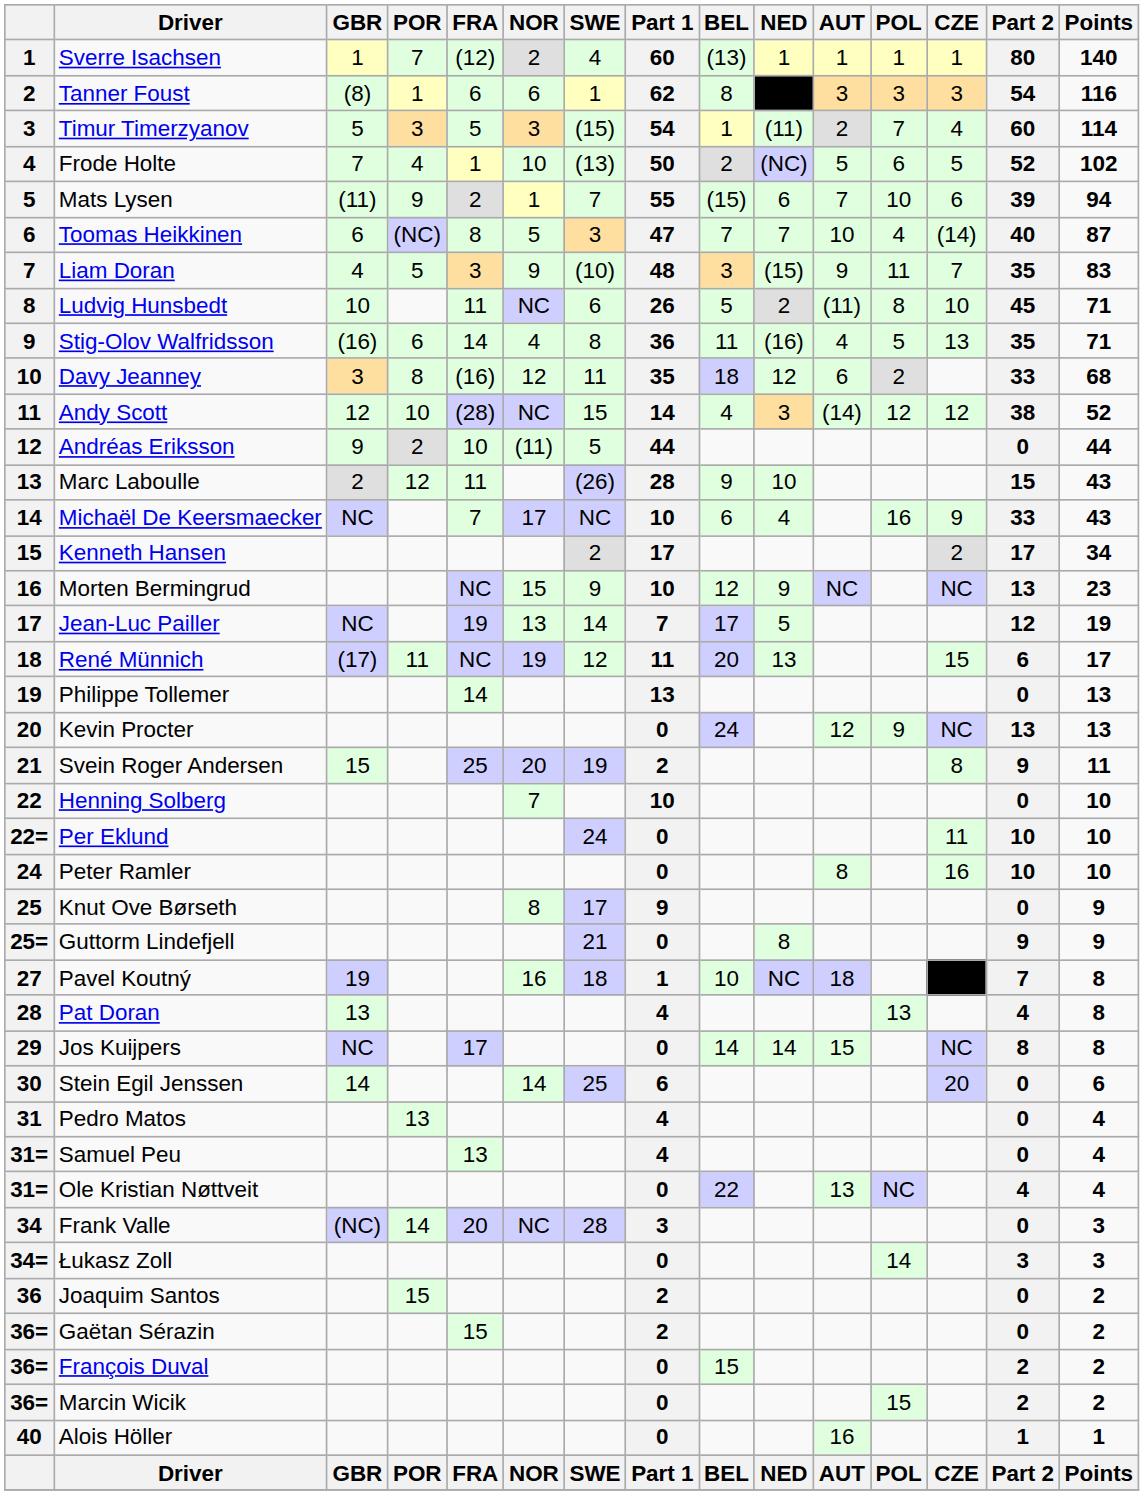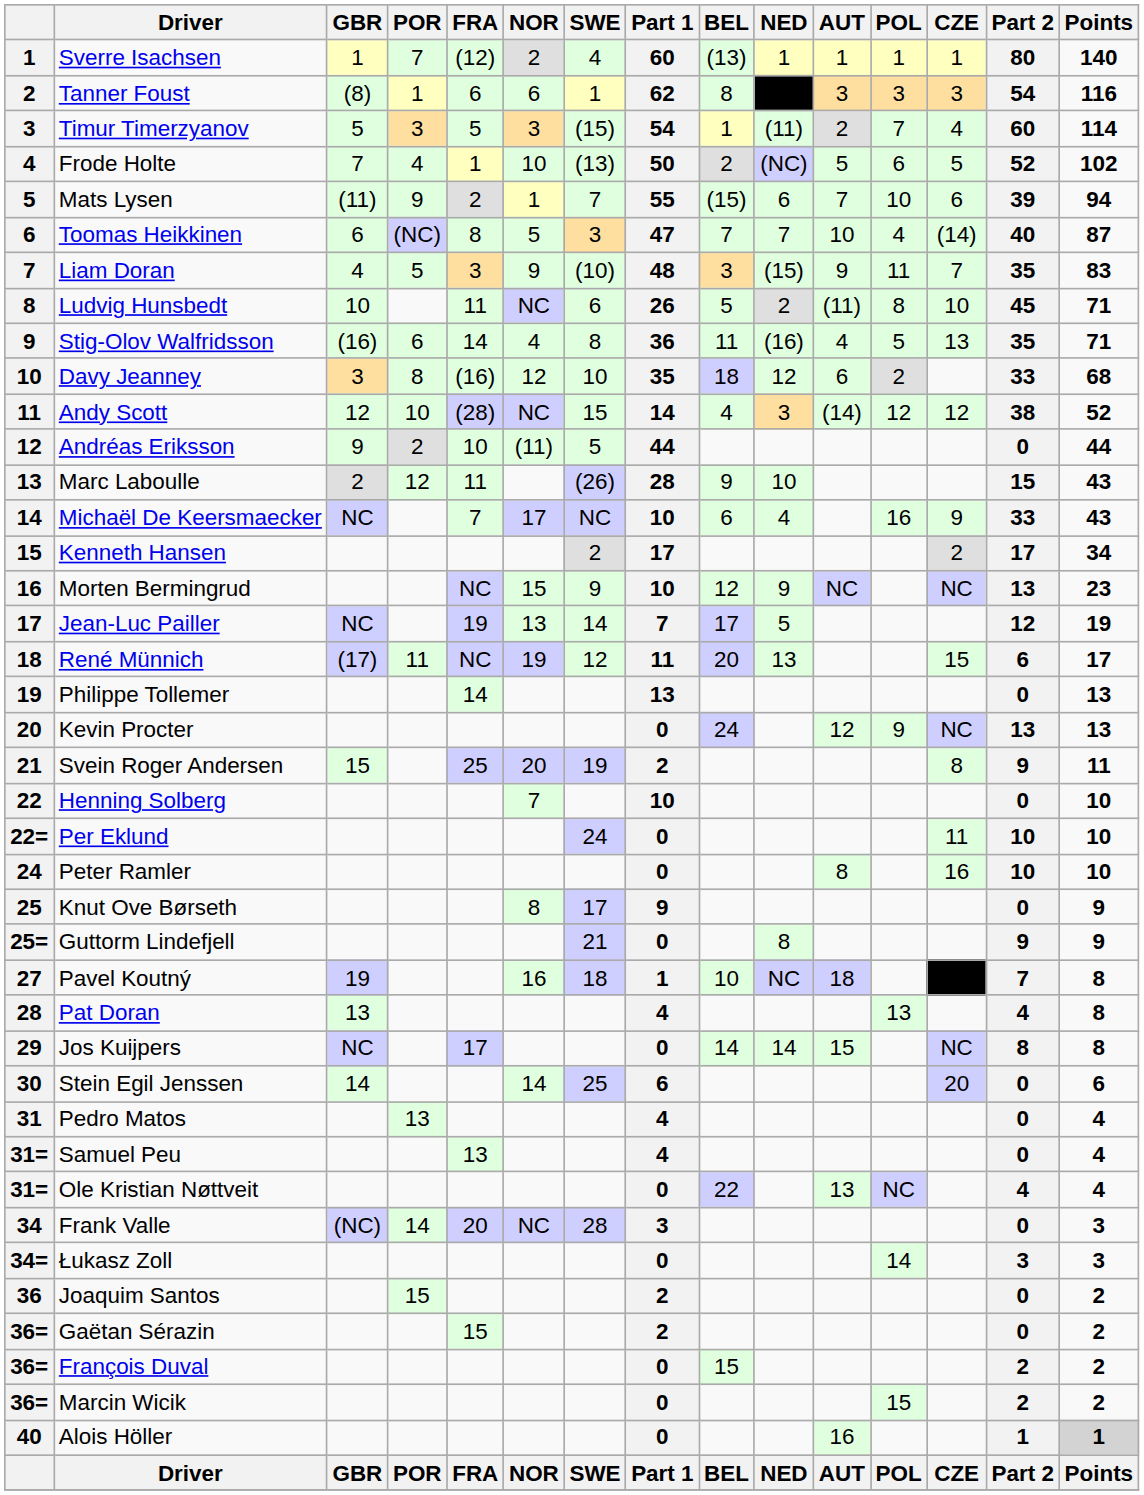(595, 376) 11 -> (595, 376) 10
(1099, 1437) no background -> (1099, 1437) lightgrey background
